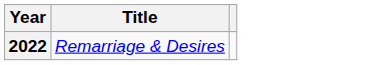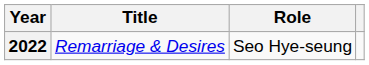+ column: (292, 18)
